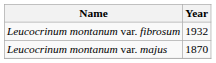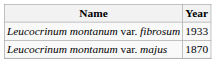(197, 31) 1932 -> (197, 31) 1933
